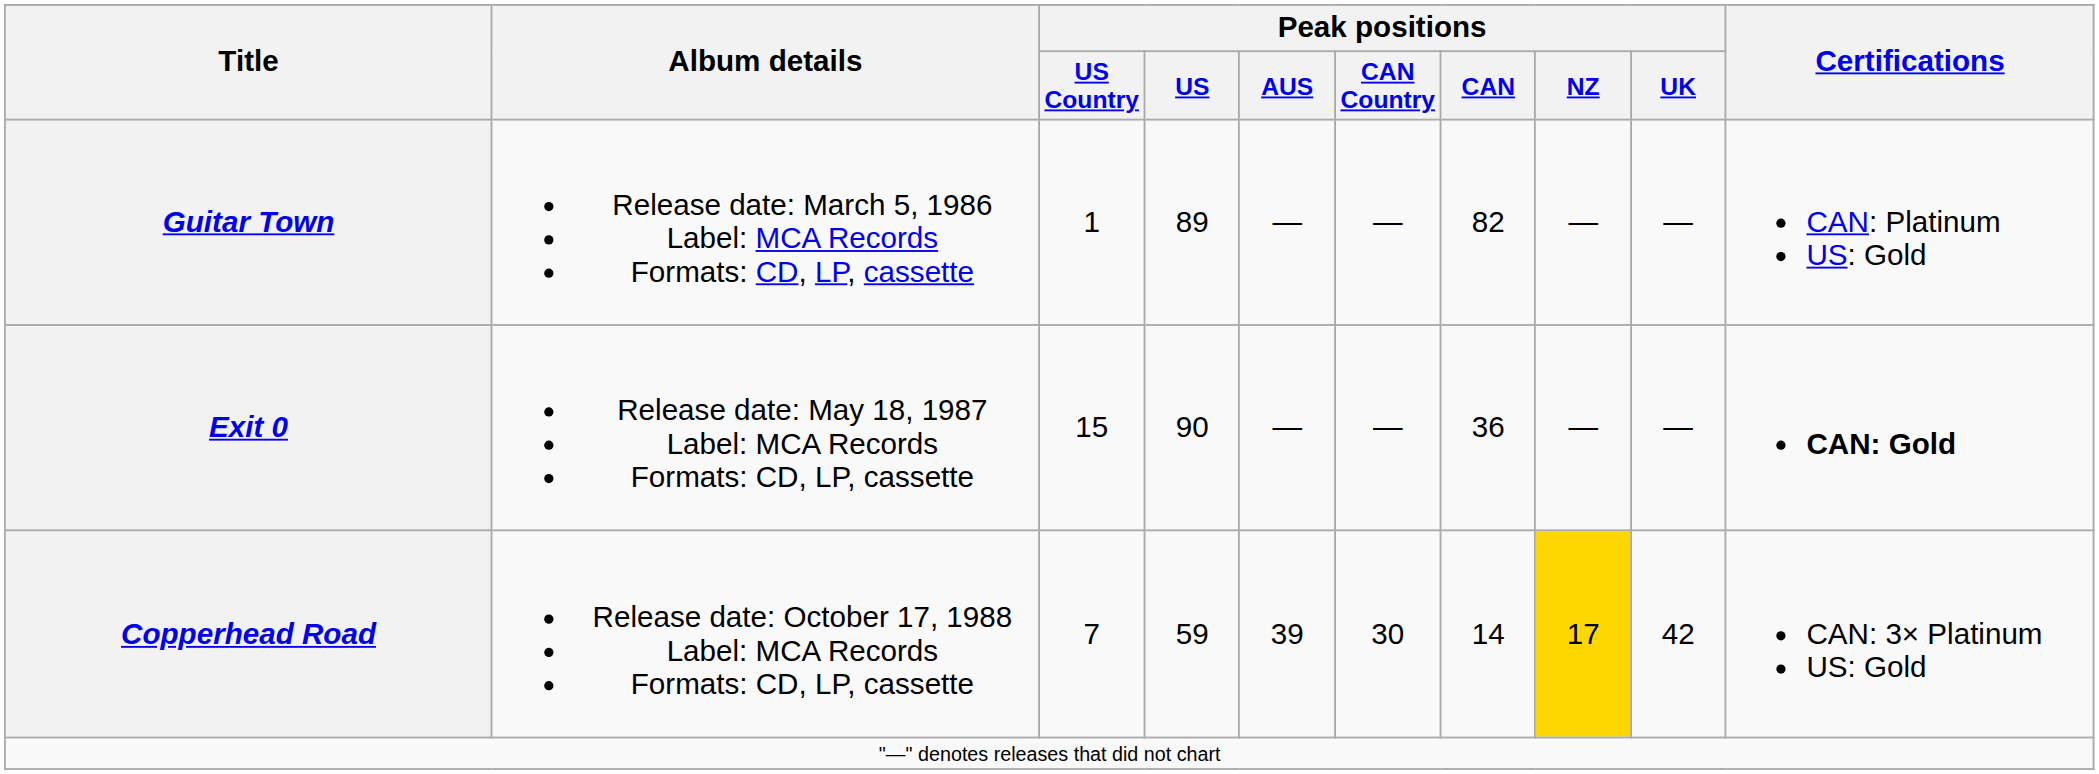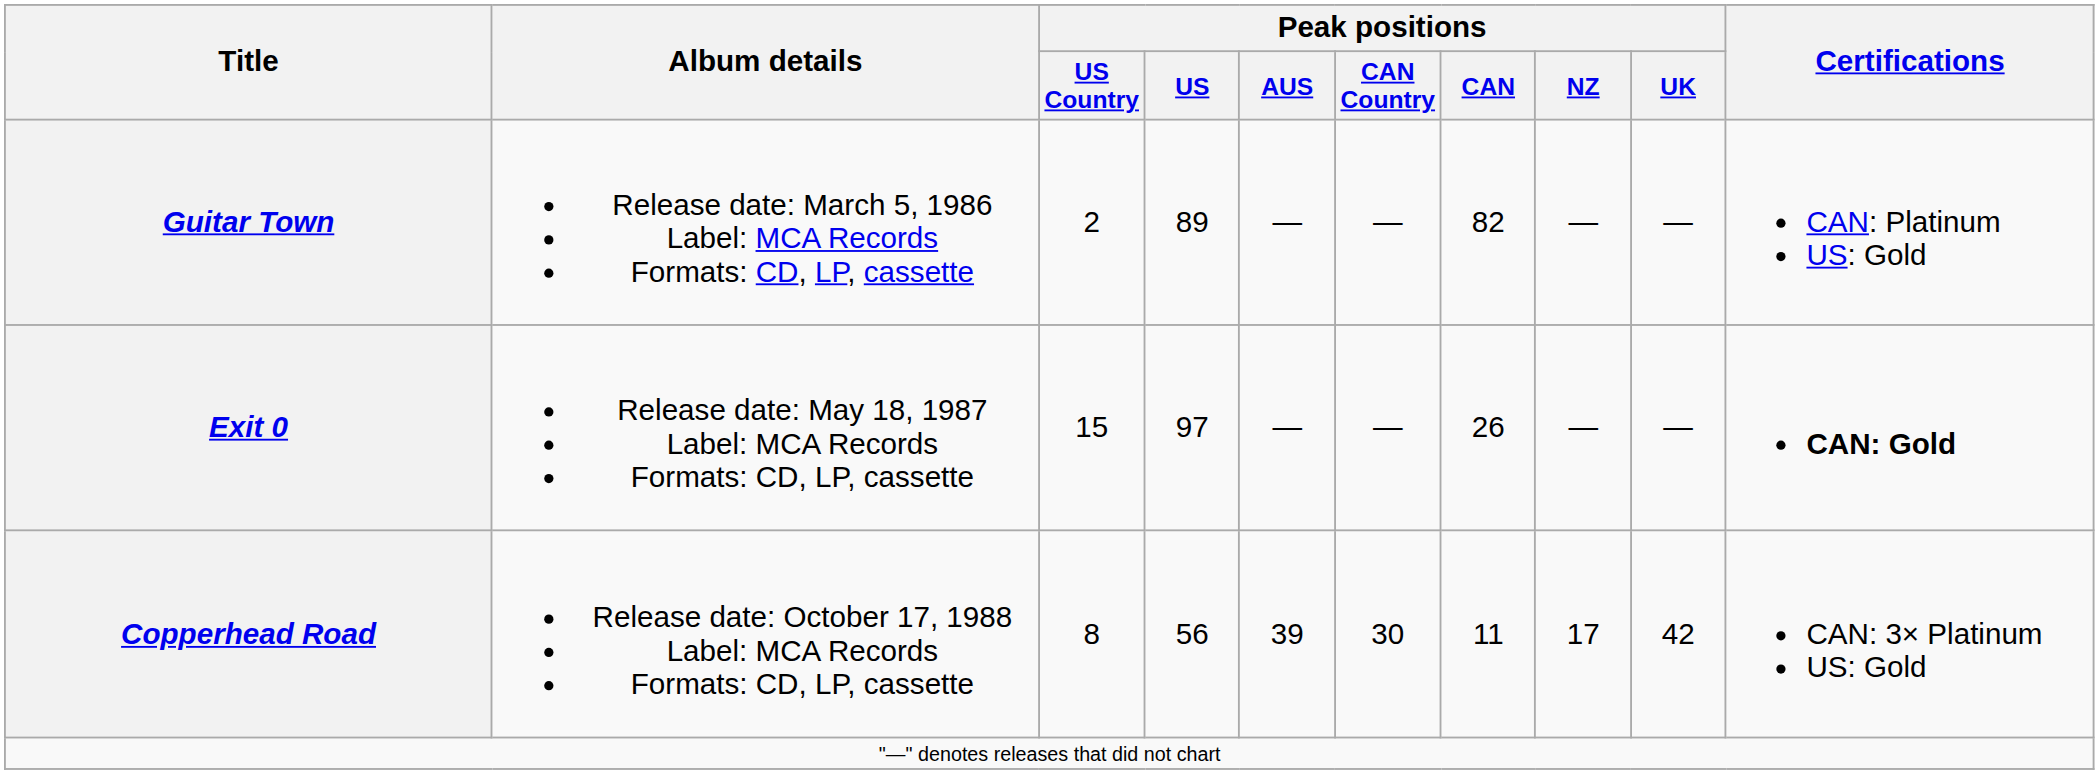(1092, 221) 1 -> (1092, 221) 2
(1192, 427) 90 -> (1192, 427) 97
(1488, 427) 36 -> (1488, 427) 26
(1092, 633) 7 -> (1092, 633) 8
(1192, 633) 59 -> (1192, 633) 56
(1488, 633) 14 -> (1488, 633) 11
(1583, 633) gold background -> (1583, 633) no background
